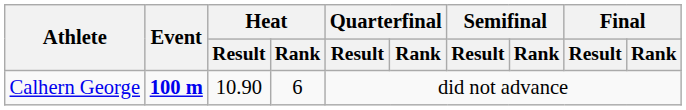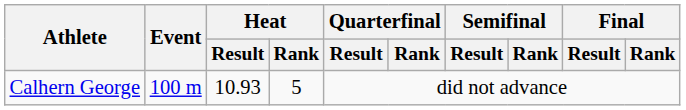(176, 87) bold -> (176, 87) normal
(239, 87) 10.90 -> (238, 87) 10.93
(298, 87) 6 -> (296, 87) 5
